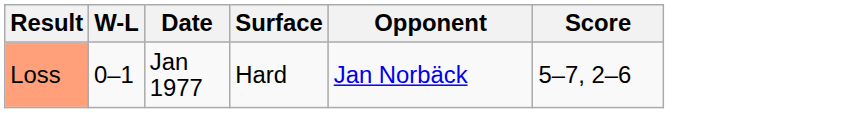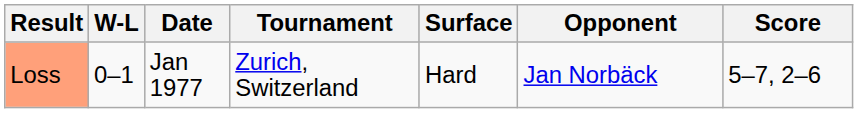+ column: (325, 23)
